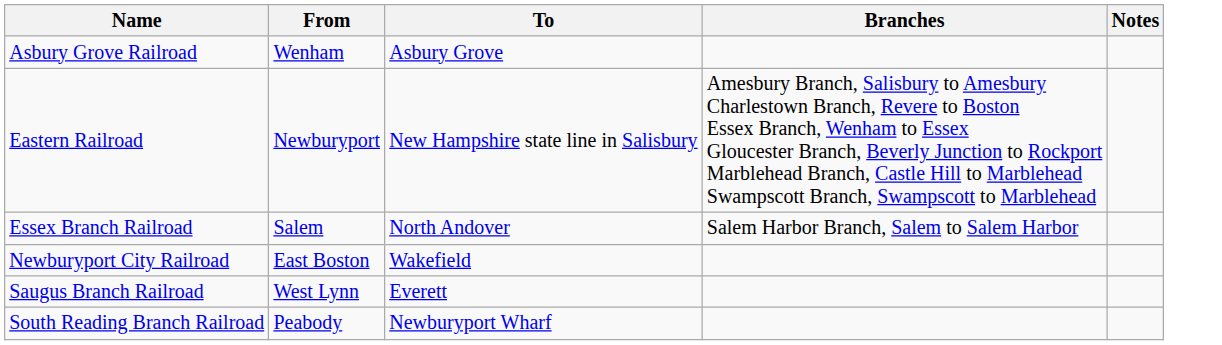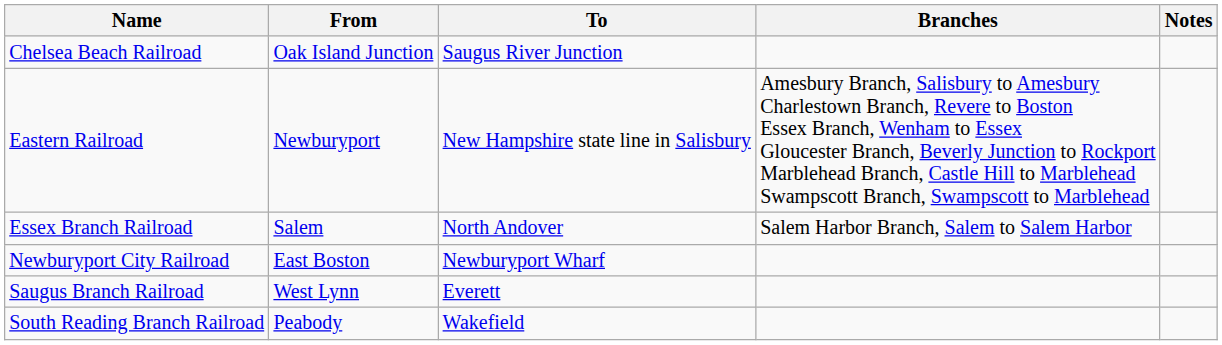- row: (103, 52)
+ row: (105, 52)
(430, 259) Wakefield -> (524, 259) Newburyport Wharf
(470, 323) Newburyport Wharf -> (483, 323) Wakefield
